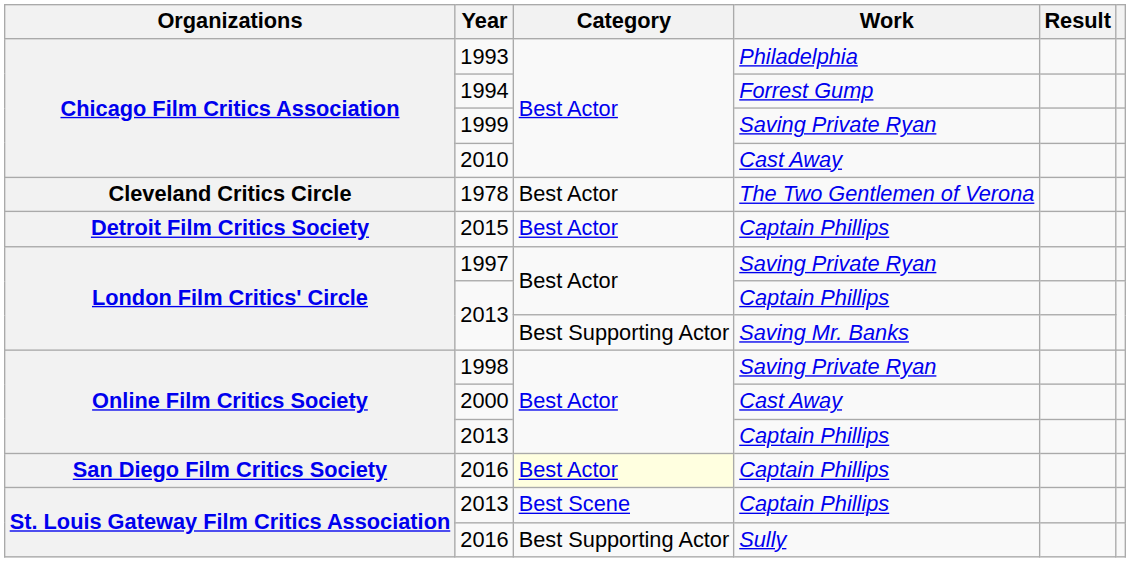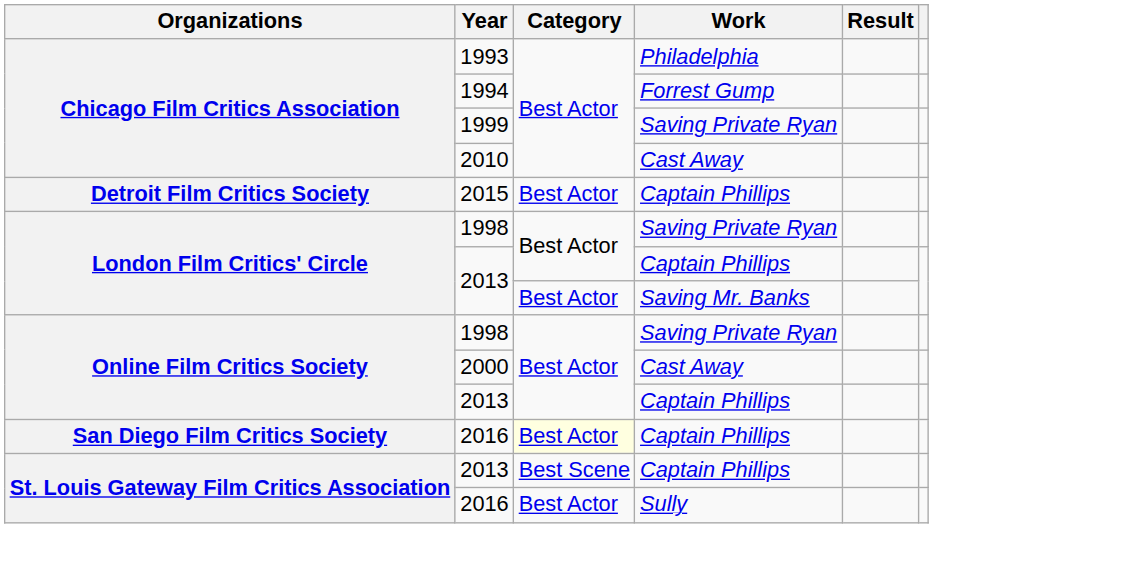- row: (230, 194)
(484, 263) 1997 -> (484, 228) 1998
(624, 332) Best Supporting Actor -> (568, 297) Best Actor
(624, 539) Best Supporting Actor -> (568, 504) Best Actor
